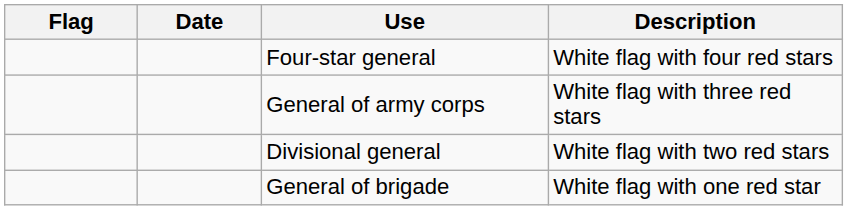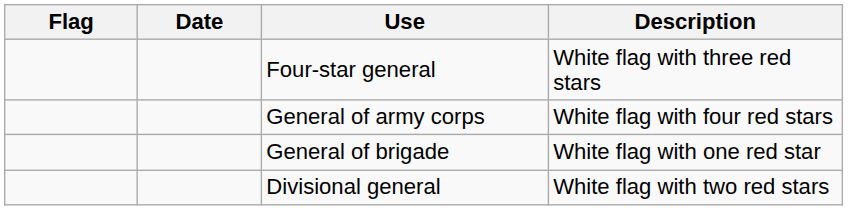(693, 57) White flag with four red stars -> (672, 69) White flag with three red stars
(672, 104) White flag with three red stars -> (693, 116) White flag with four red stars
rows swapped: (353, 151) <-> (358, 186)
